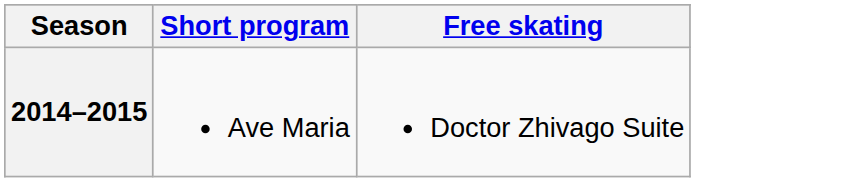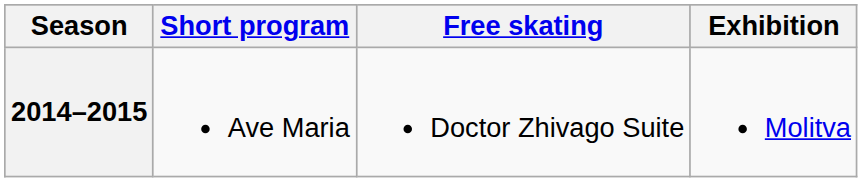+ column: (774, 26)
